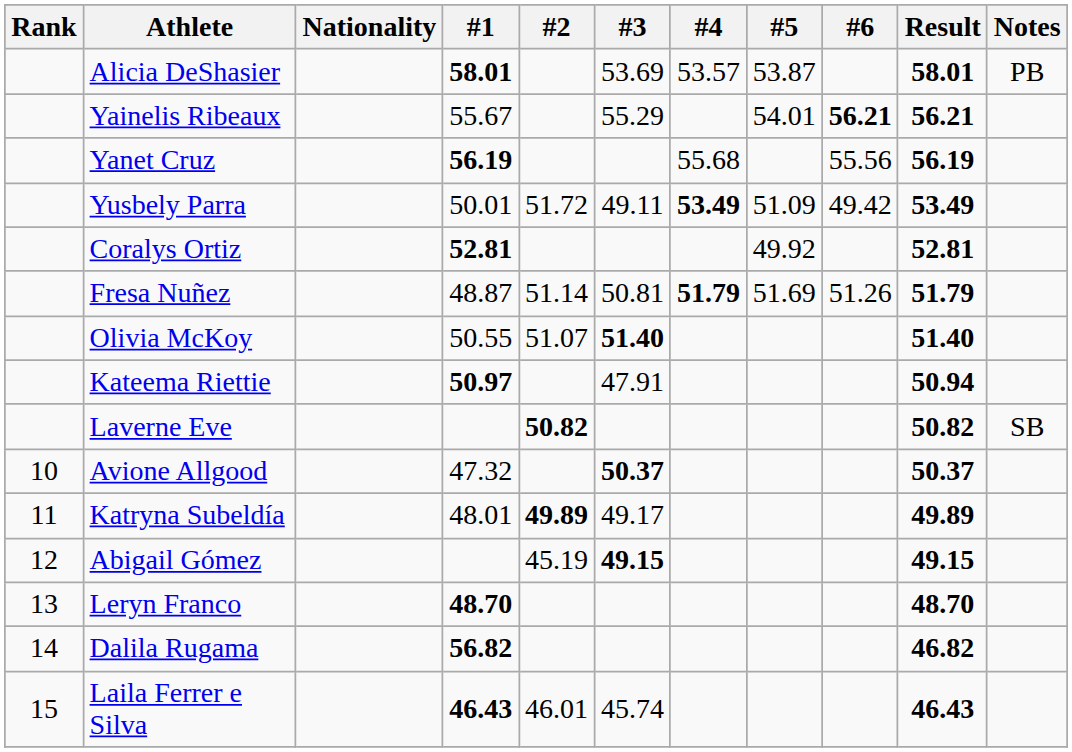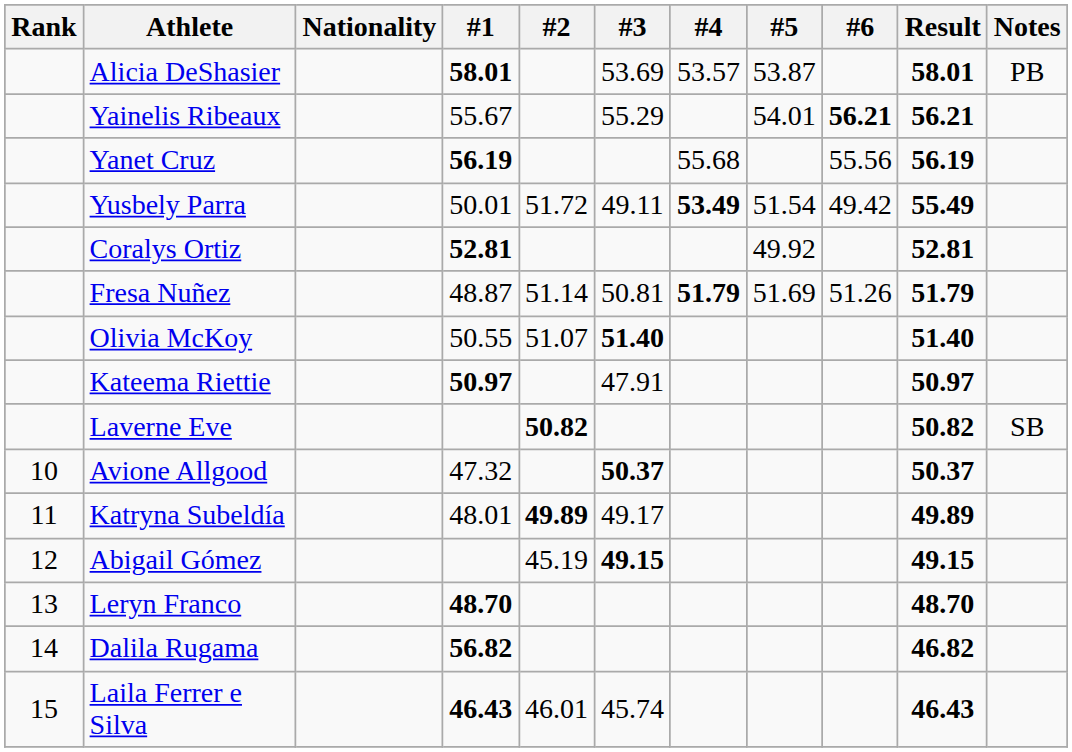(784, 204) 51.09 -> (784, 204) 51.54
(943, 204) 53.49 -> (943, 204) 55.49
(943, 381) 50.94 -> (943, 381) 50.97
